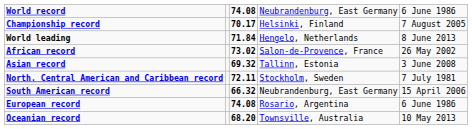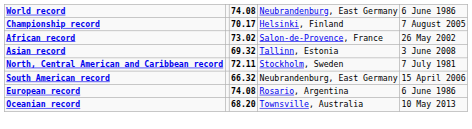- row: (38, 38)
